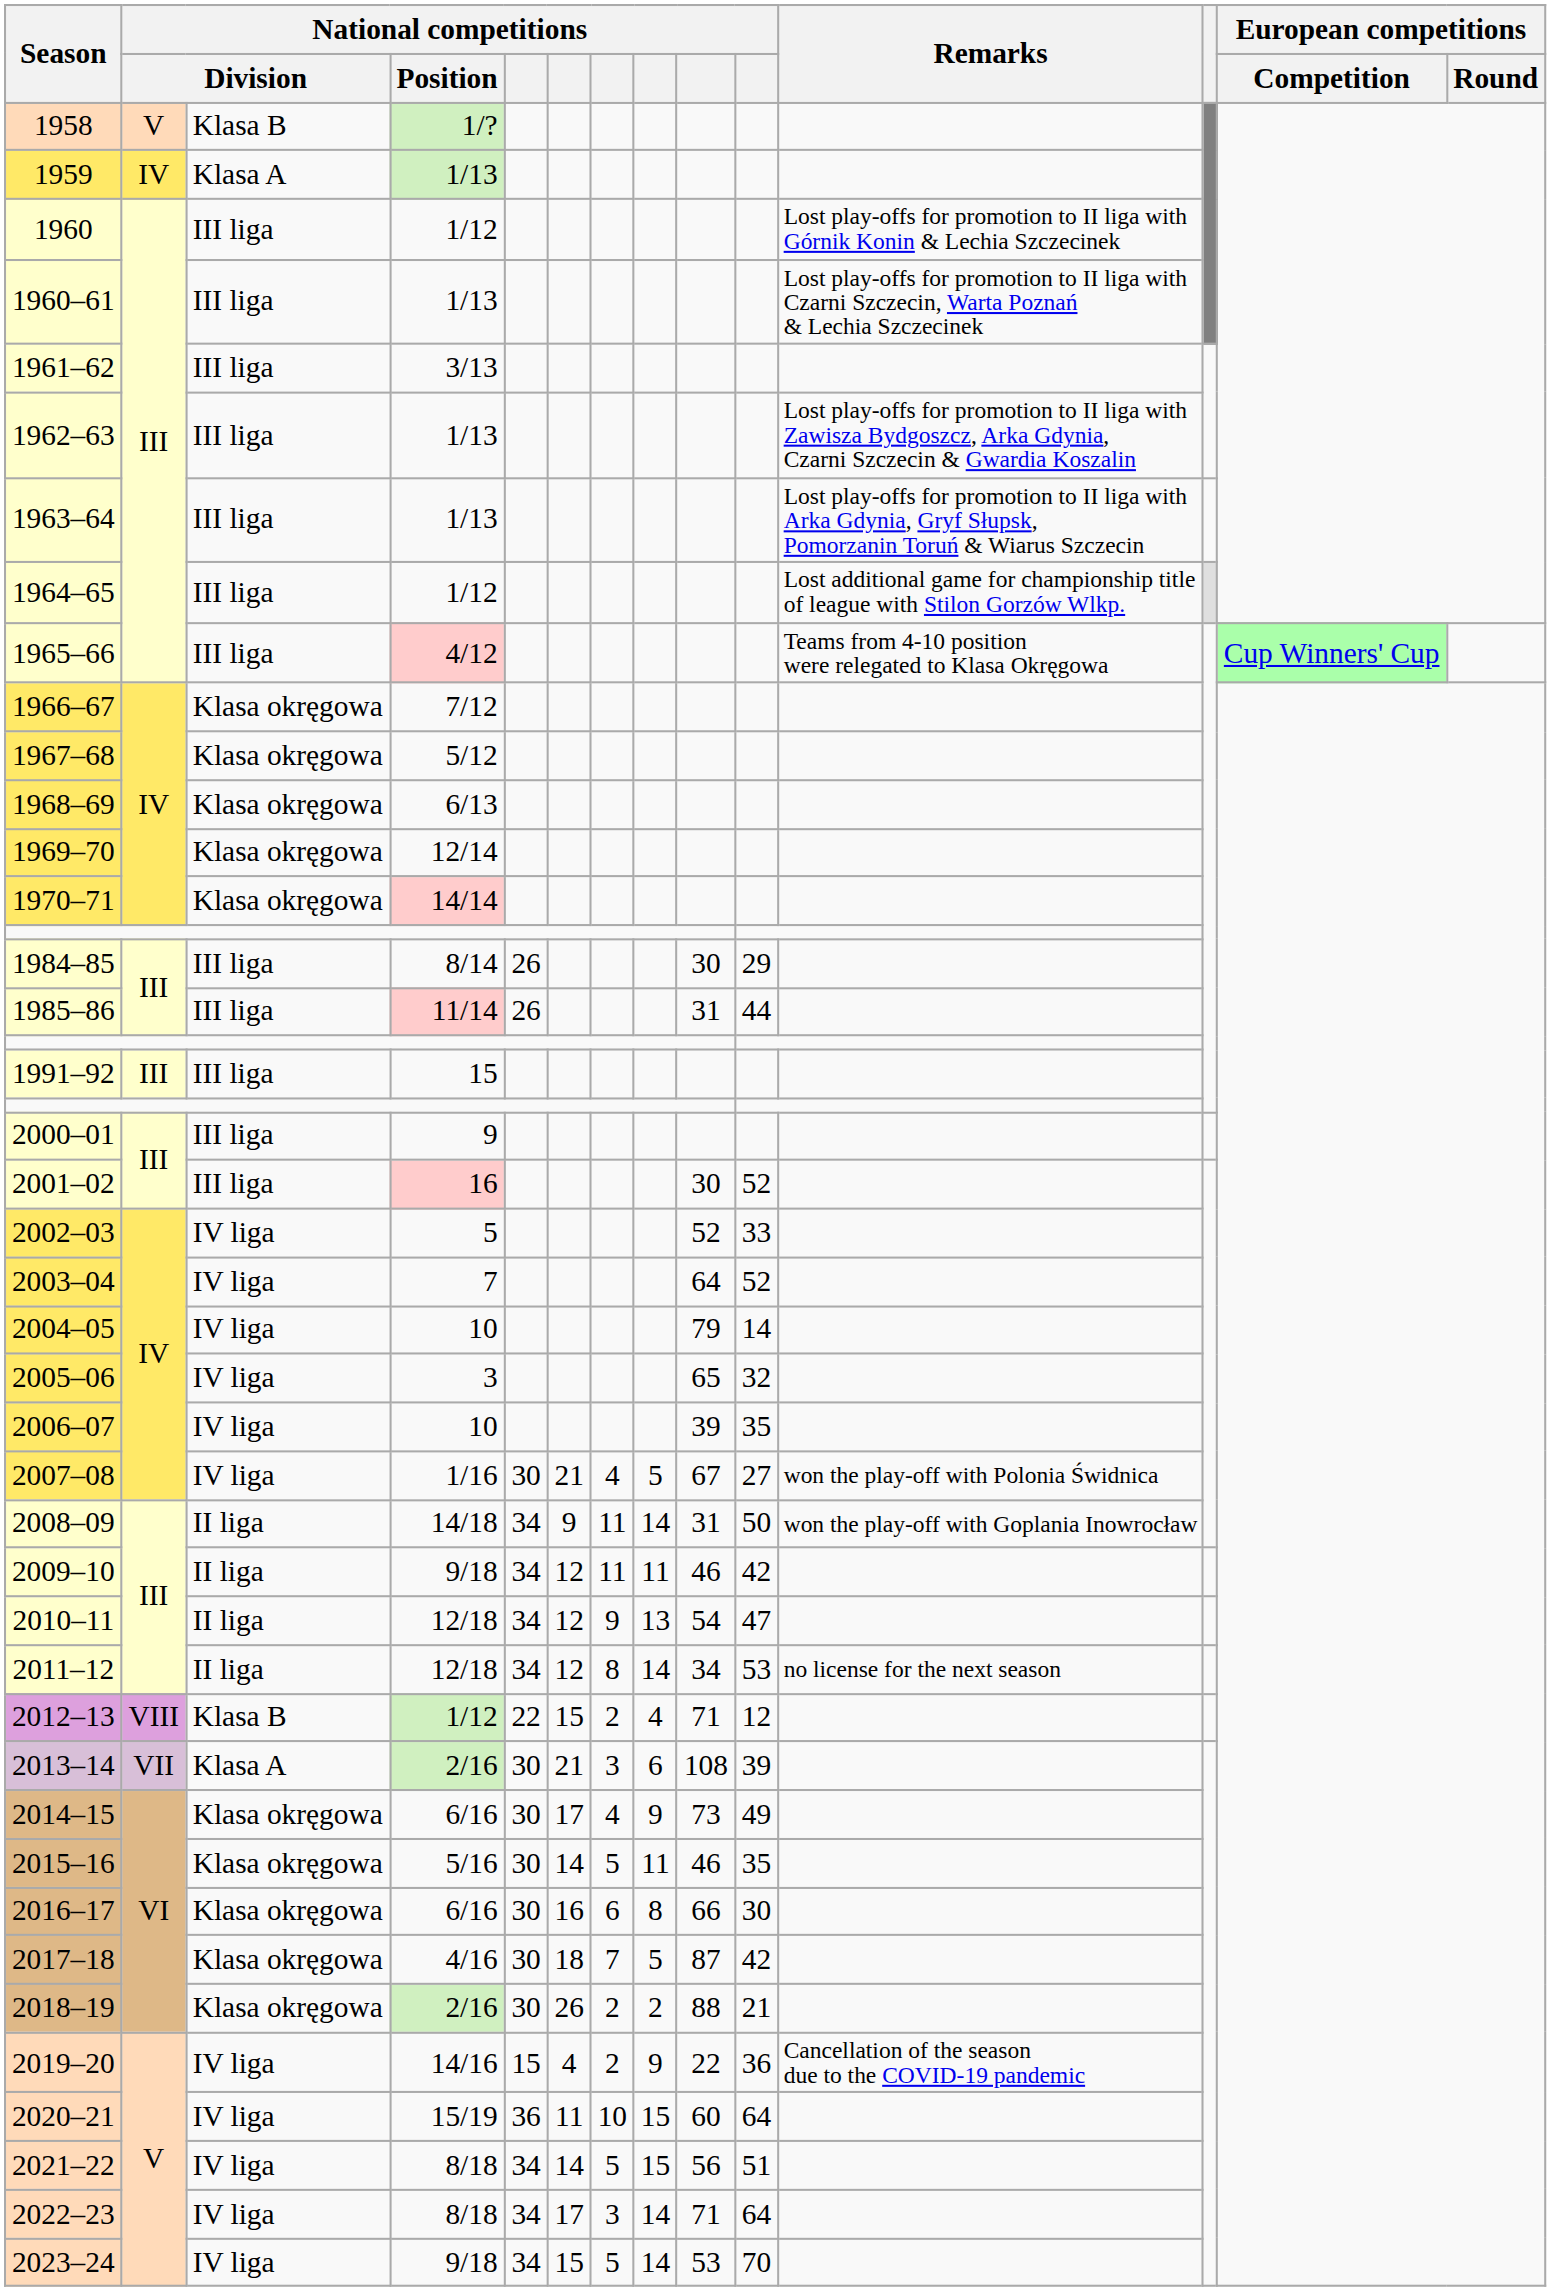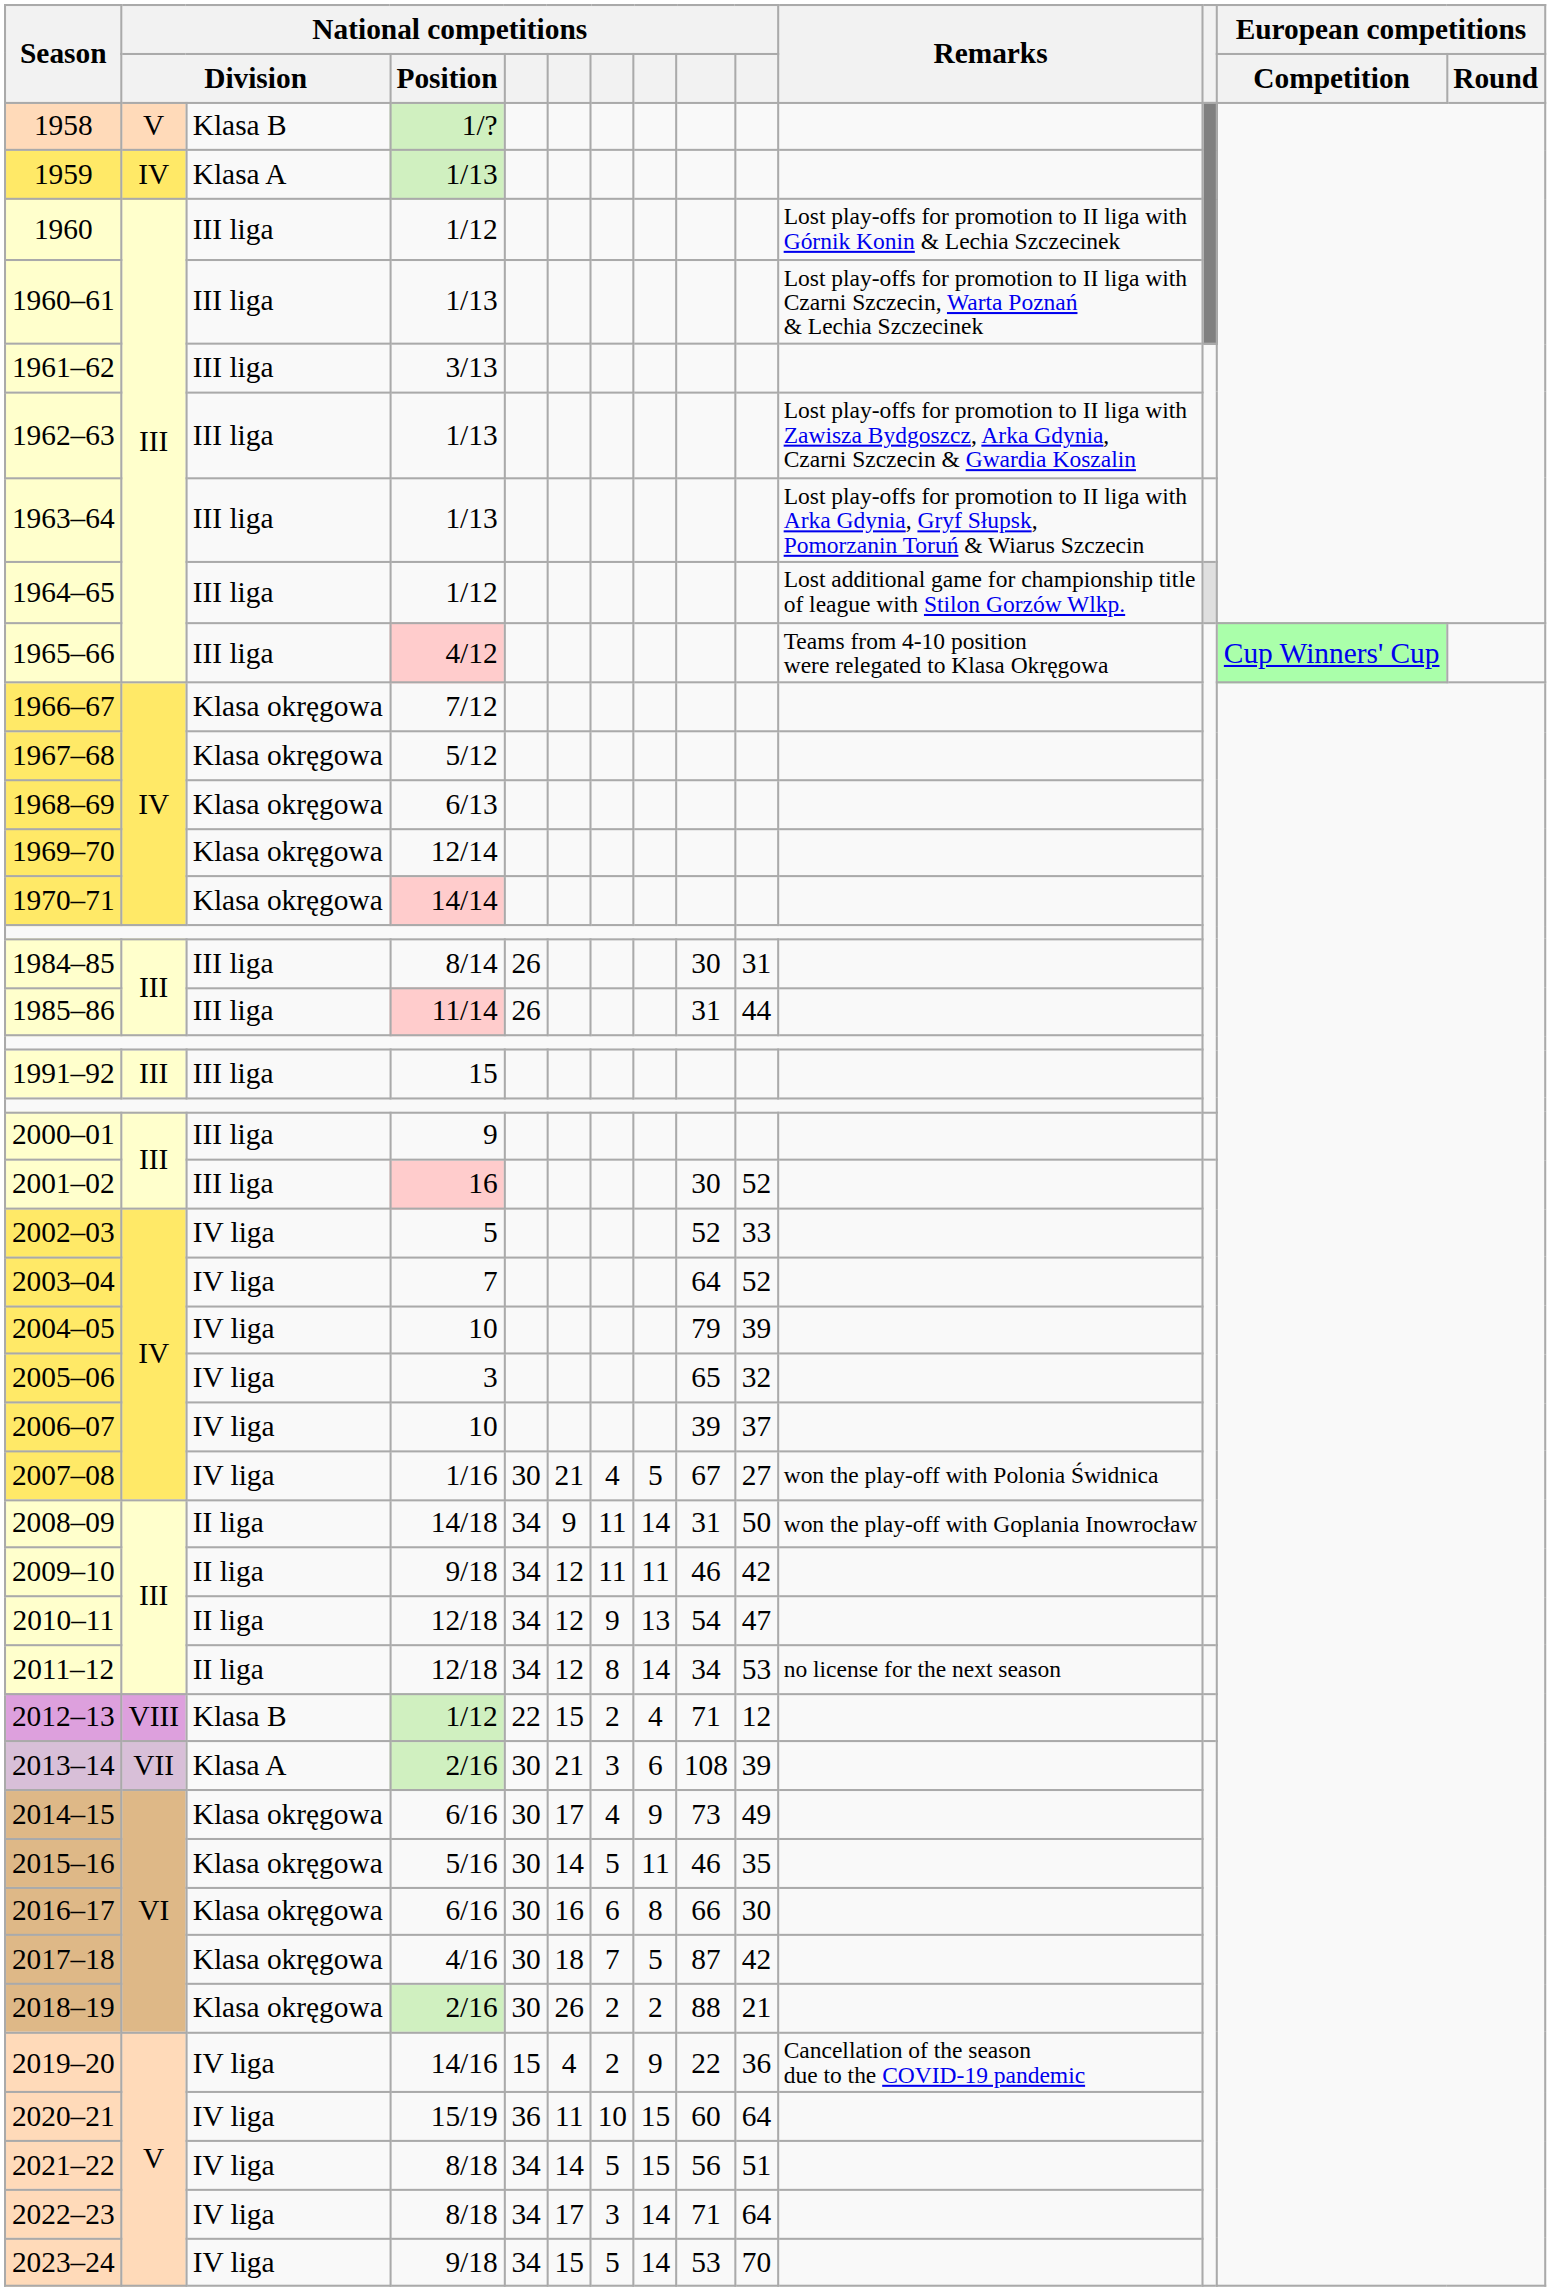(756, 963) 29 -> (756, 963) 31
(756, 1329) 14 -> (756, 1329) 39
(756, 1426) 35 -> (756, 1426) 37
